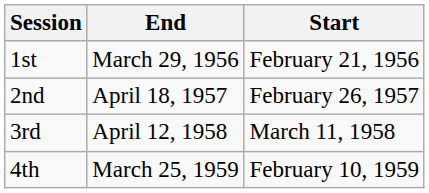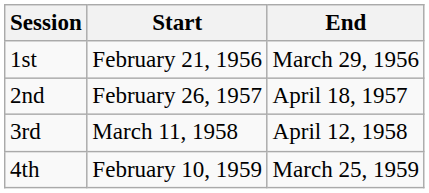columns swapped: (334, 22) <-> (166, 22)
